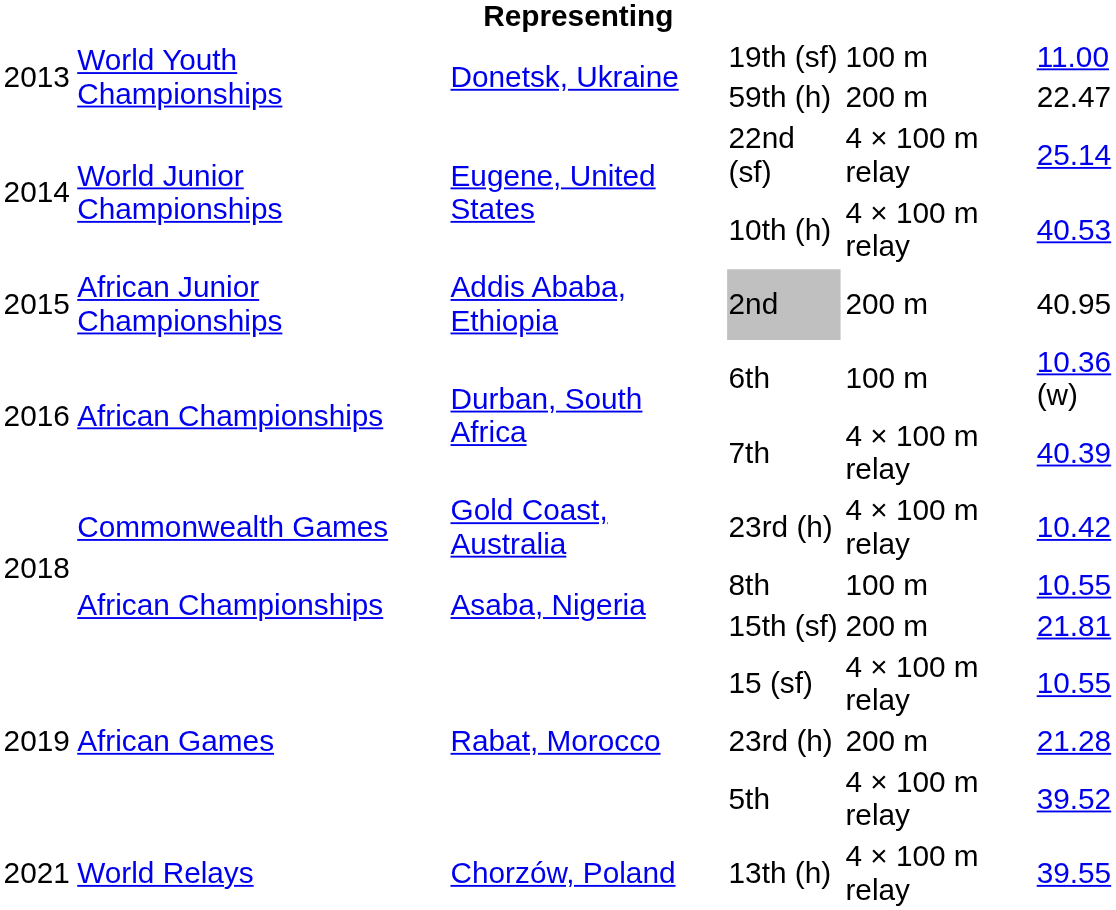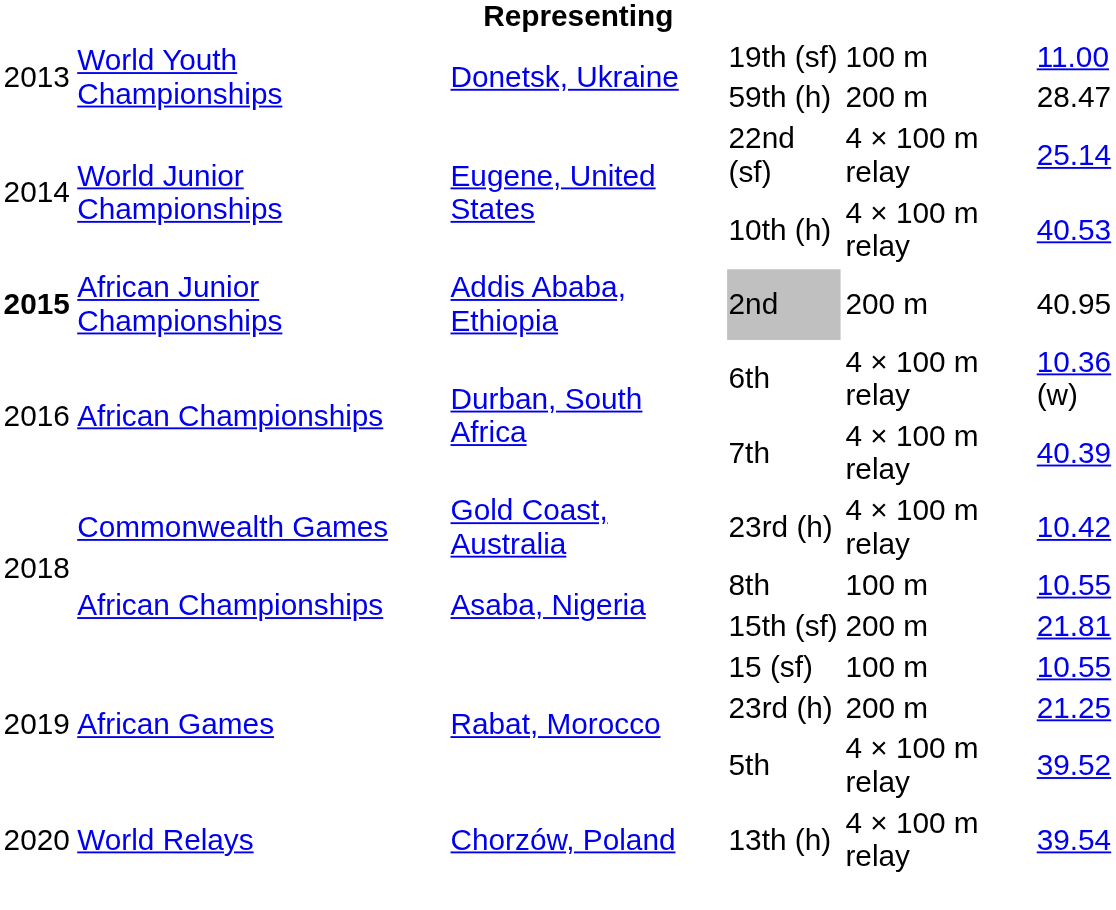(1074, 97) 22.47 -> (1074, 97) 28.47
(37, 304) normal -> (37, 304) bold
(887, 378) 100 m -> (912, 378) 4 × 100 m relay
(912, 683) 4 × 100 m relay -> (887, 666) 100 m
(1074, 741) 21.28 -> (1074, 707) 21.25
(37, 873) 2021 -> (37, 839) 2020
(1074, 873) 39.55 -> (1074, 839) 39.54
